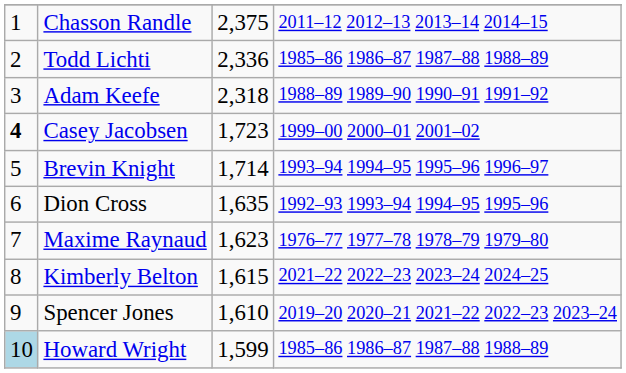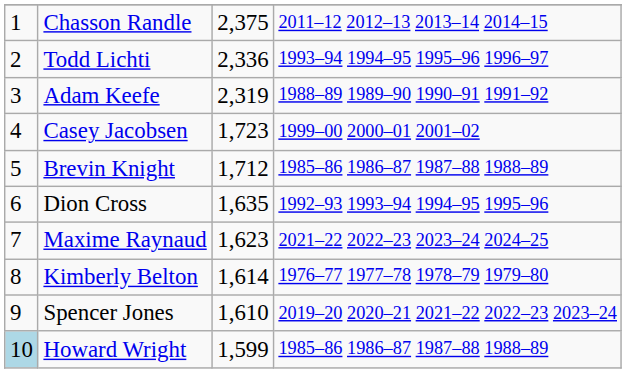(413, 58) 1985–86 1986–87 1987–88 1988–89 -> (413, 58) 1993–94 1994–95 1995–96 1996–97
(243, 95) 2,318 -> (243, 95) 2,319
(16, 131) bold -> (16, 131) normal
(243, 167) 1,714 -> (243, 167) 1,712
(413, 167) 1993–94 1994–95 1995–96 1996–97 -> (413, 167) 1985–86 1986–87 1987–88 1988–89
(413, 240) 1976–77 1977–78 1978–79 1979–80 -> (413, 240) 2021–22 2022–23 2023–24 2024–25
(243, 276) 1,615 -> (243, 276) 1,614
(413, 276) 2021–22 2022–23 2023–24 2024–25 -> (413, 276) 1976–77 1977–78 1978–79 1979–80
